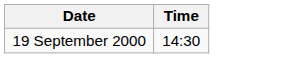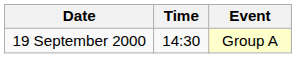+ column: (250, 16)
